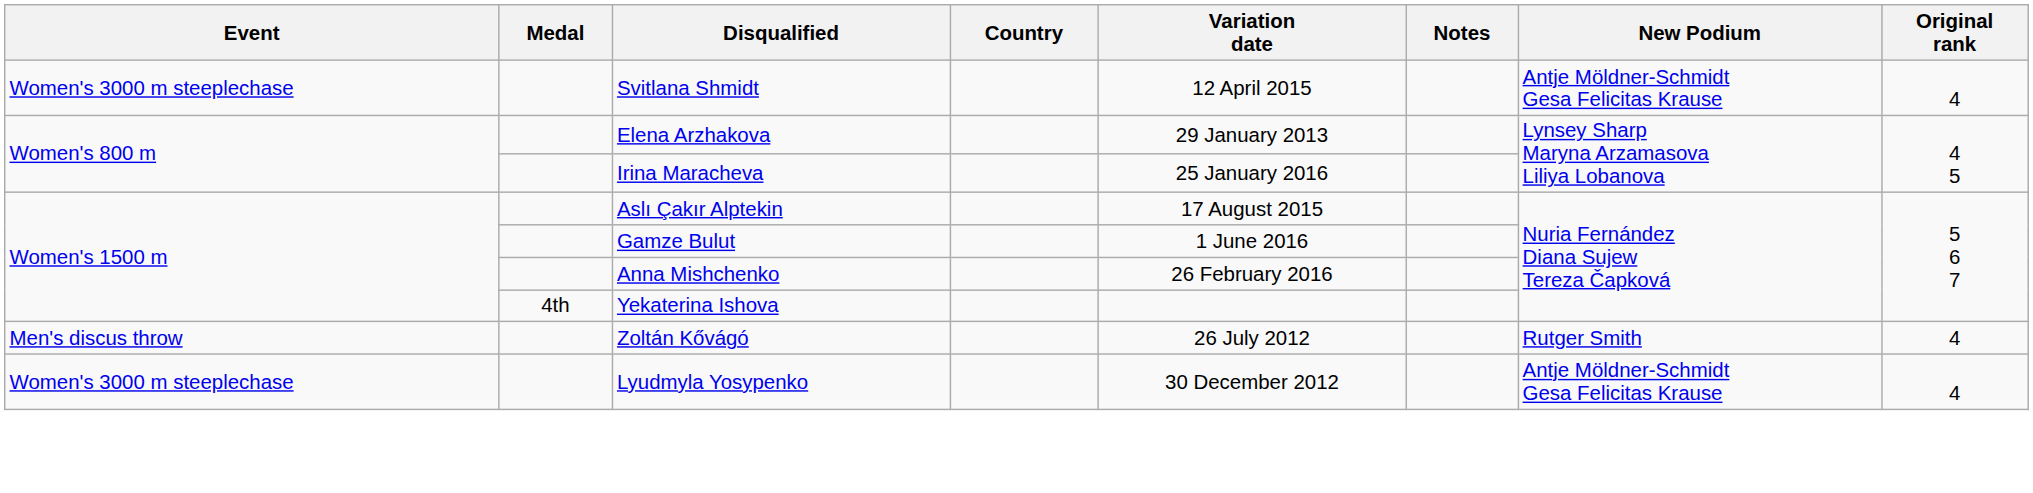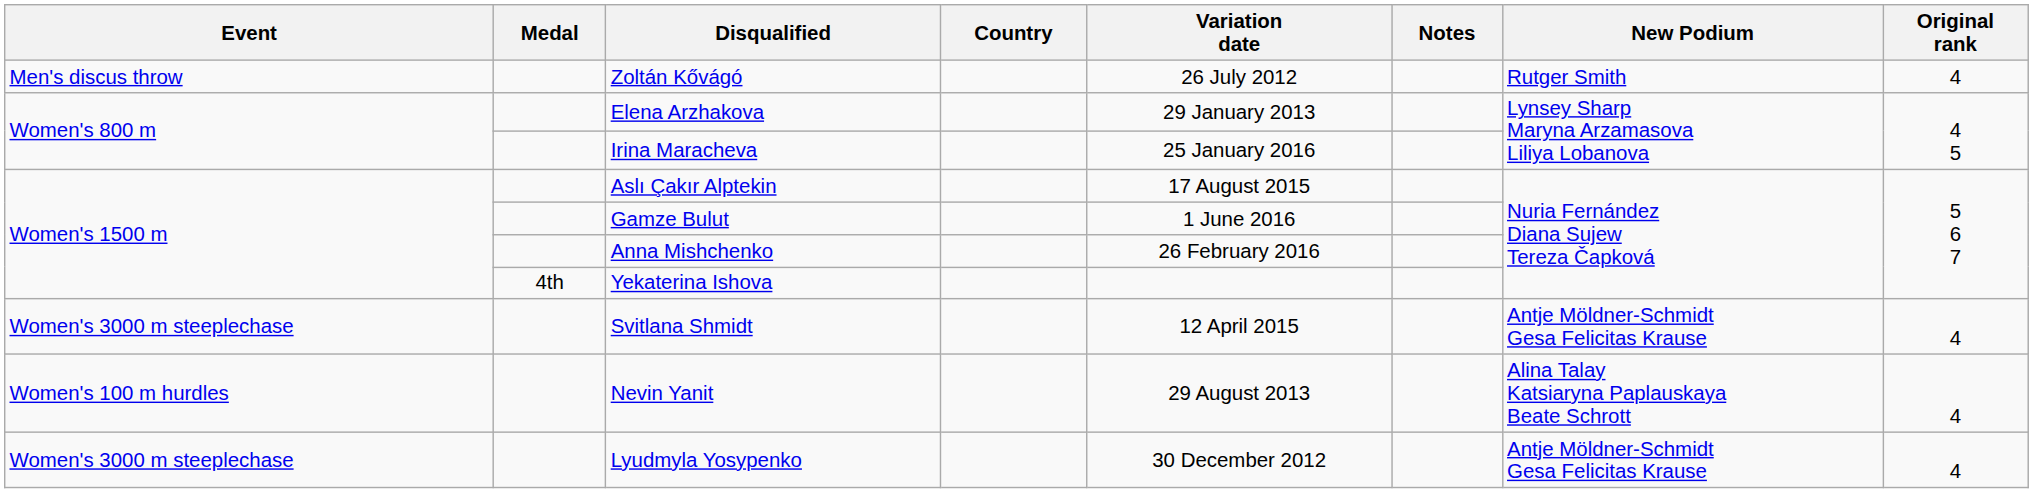rows swapped: (683, 338) <-> (688, 88)
+ row: (662, 393)
